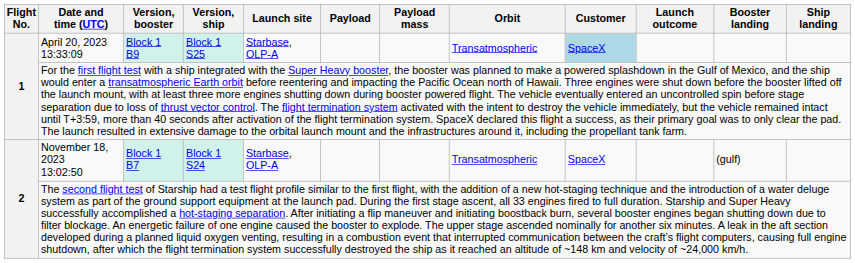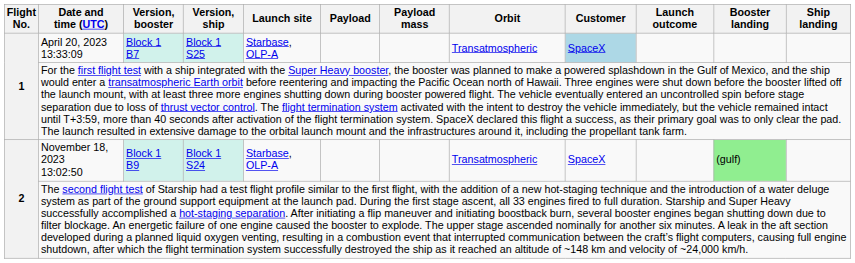(144, 48) Block 1 B9 -> (144, 48) Block 1 B7
(144, 160) Block 1 B7 -> (144, 160) Block 1 B9
(728, 160) no background -> (728, 160) lightgreen background
